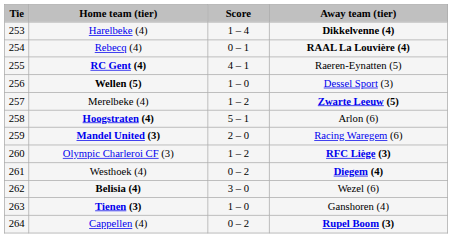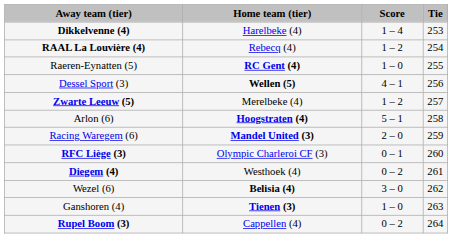columns swapped: (17, 13) <-> (358, 13)
(238, 48) 0 – 1 -> (392, 48) 1 – 2
(238, 66) 4 – 1 -> (392, 66) 1 – 0
(238, 83) 1 – 0 -> (392, 83) 4 – 1
(238, 154) 1 – 2 -> (392, 154) 0 – 1
